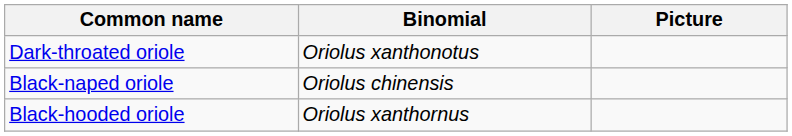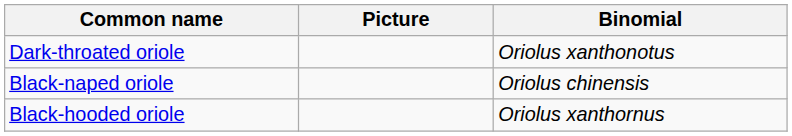columns swapped: (445, 20) <-> (689, 20)
